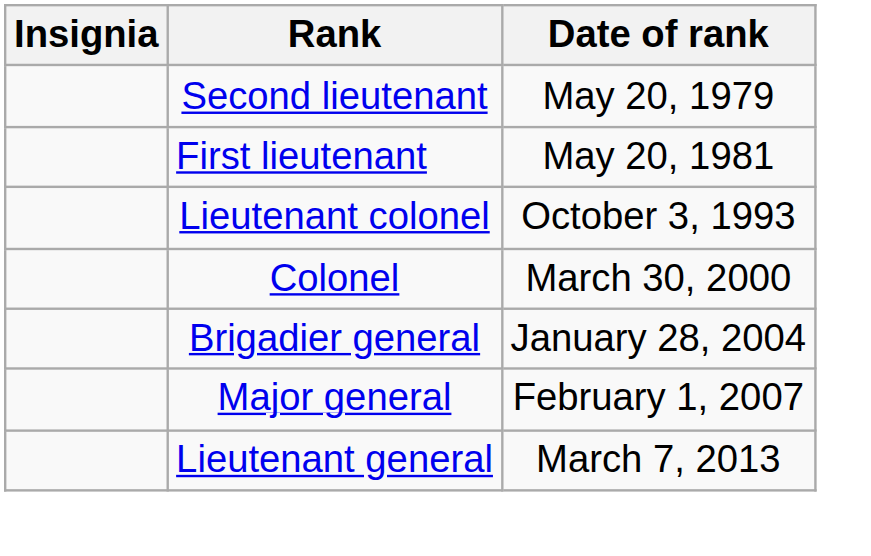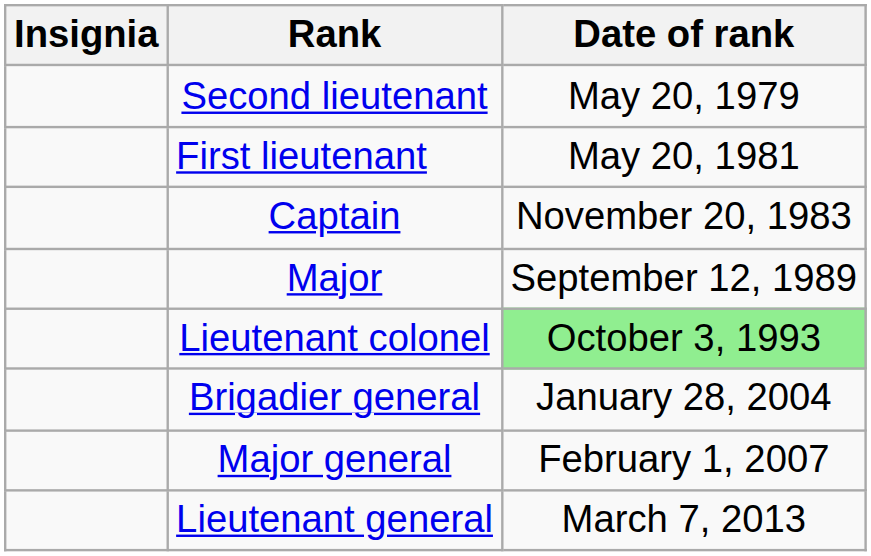+ row: (335, 216)
+ row: (335, 277)
(658, 216) no background -> (684, 338) lightgreen background
- row: (335, 277)
